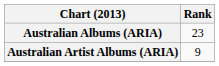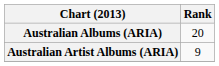(198, 33) 23 -> (198, 33) 20
